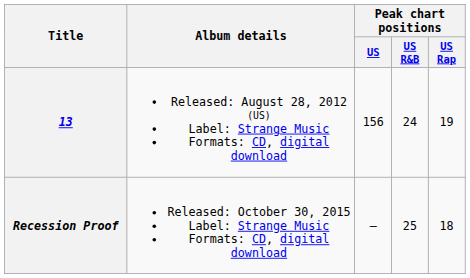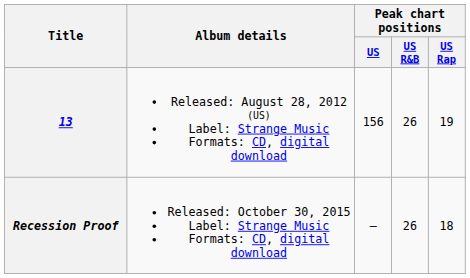(410, 122) 24 -> (410, 122) 26
(410, 226) 25 -> (410, 226) 26
